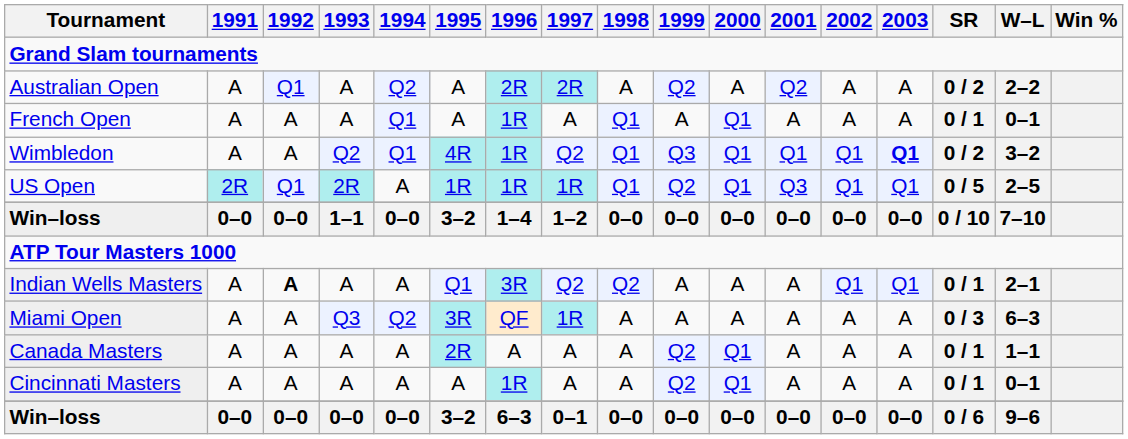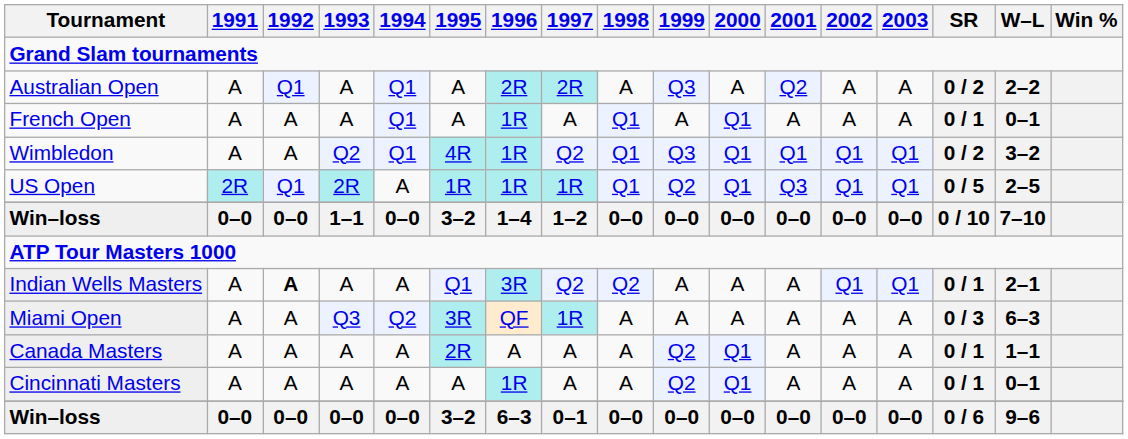(402, 86) Q2 -> (402, 86) Q1
(682, 86) Q2 -> (682, 86) Q3
(905, 152) bold -> (905, 152) normal
